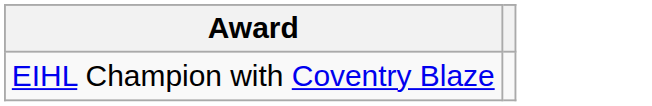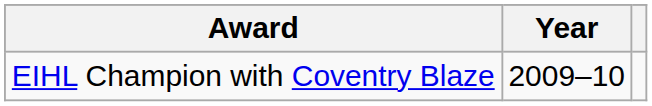+ column: (567, 28)
